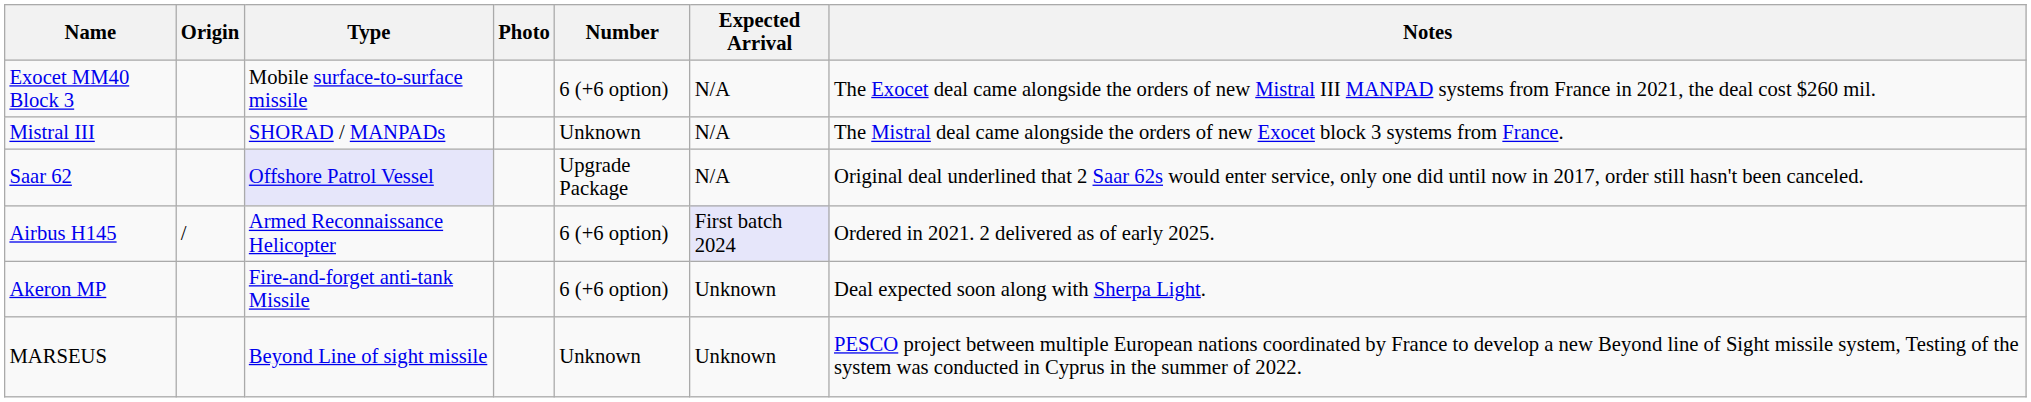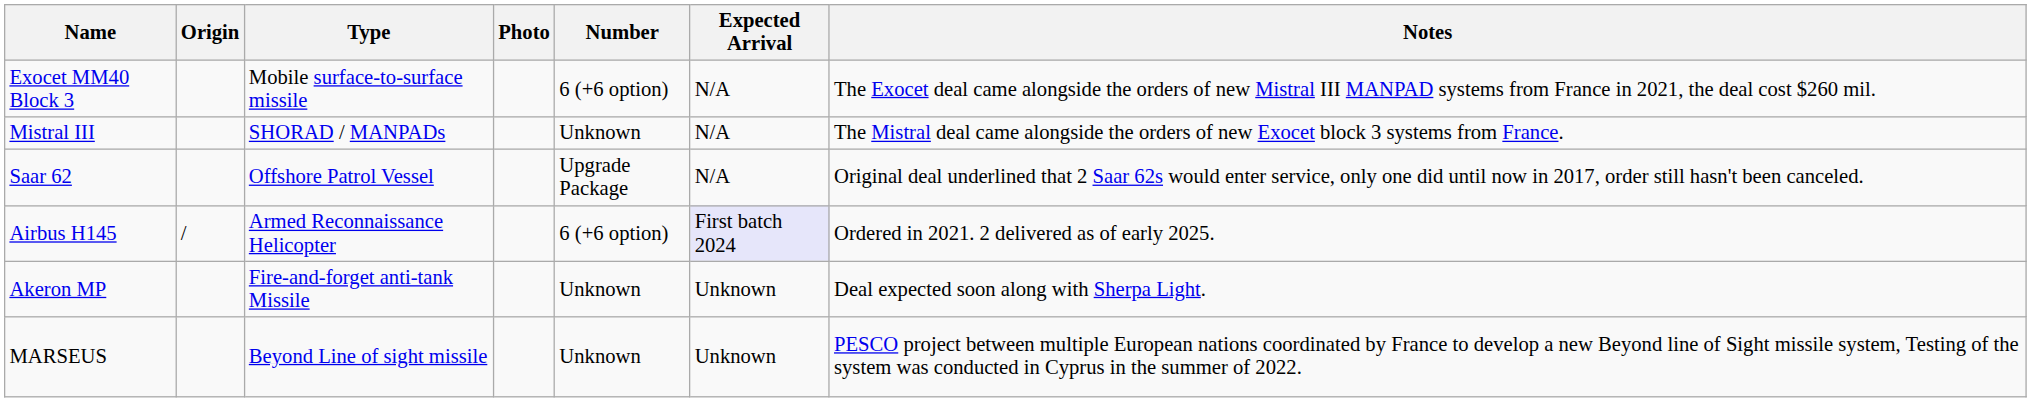(341, 177) lavender background -> (341, 177) no background
(614, 289) 6 (+6 option) -> (600, 289) Unknown
